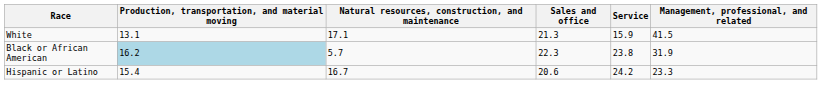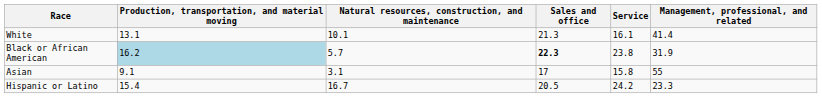(338, 35) 17.1 -> (338, 35) 10.1
(623, 35) 15.9 -> (623, 35) 16.1
(663, 35) 41.5 -> (663, 35) 41.4
(548, 53) normal -> (548, 53) bold
+ row: (19, 72)
(548, 72) 20.6 -> (548, 86) 20.5
